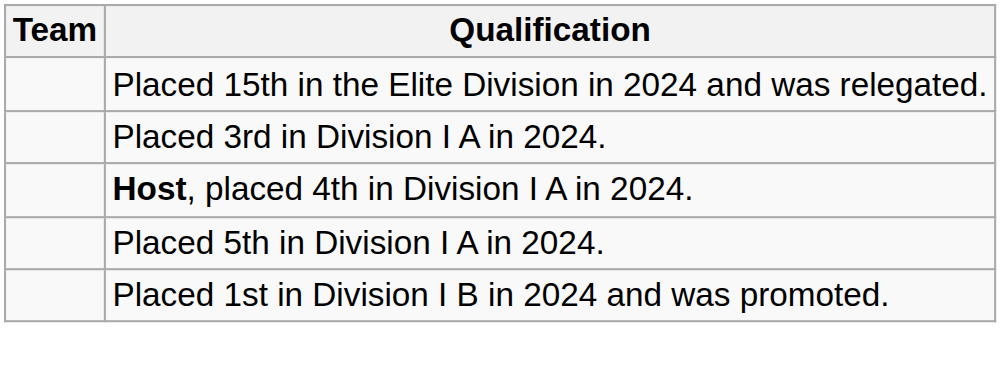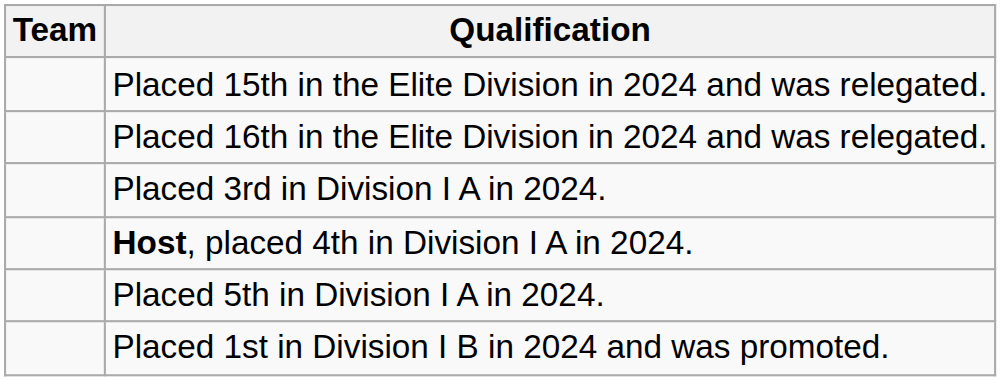+ row: (550, 136)
